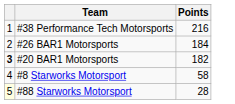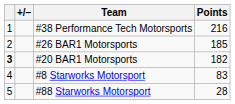+ column: (24, 12)
(200, 44) 184 -> (219, 44) 185
(203, 76) 58 -> (222, 76) 83
(9, 92) lightyellow background -> (9, 92) no background
